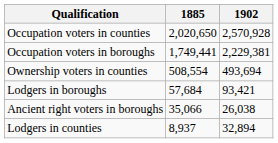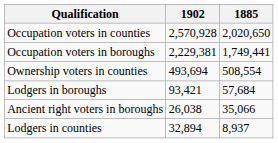columns swapped: (193, 14) <-> (246, 14)
